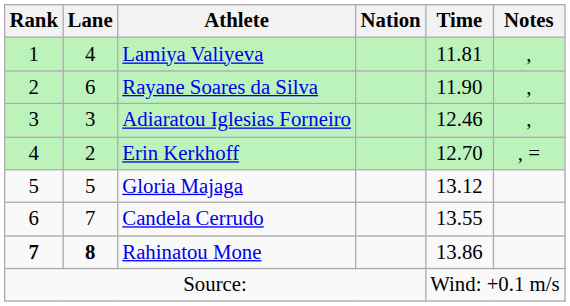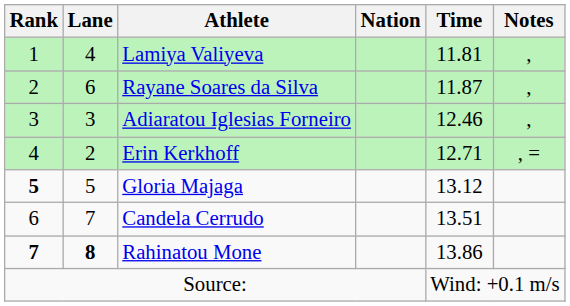(459, 86) 11.90 -> (459, 86) 11.87
(459, 152) 12.70 -> (459, 152) 12.71
(34, 185) normal -> (34, 185) bold
(459, 218) 13.55 -> (459, 218) 13.51
